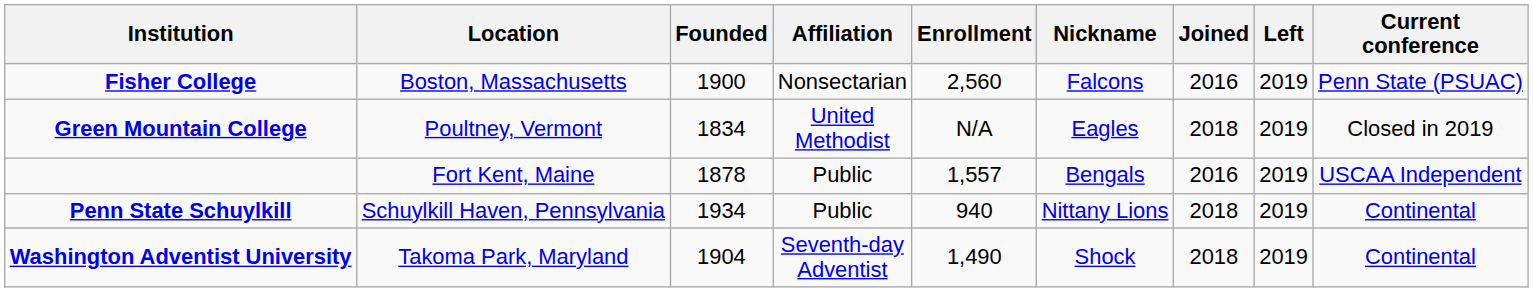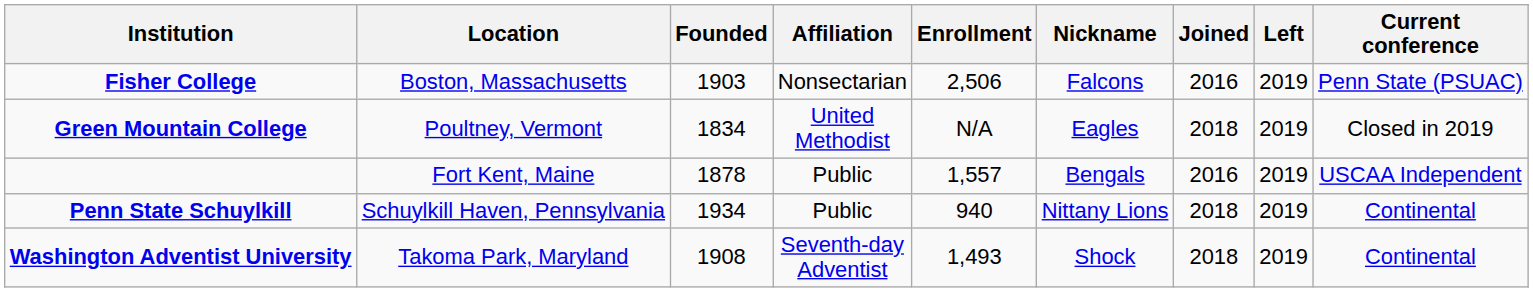(721, 81) 1900 -> (721, 81) 1903
(974, 81) 2,560 -> (974, 81) 2,506
(721, 257) 1904 -> (721, 257) 1908
(974, 257) 1,490 -> (974, 257) 1,493
